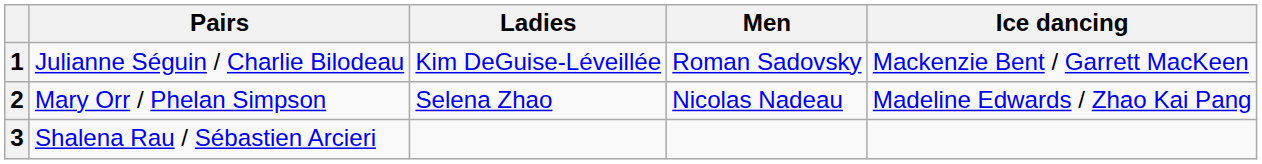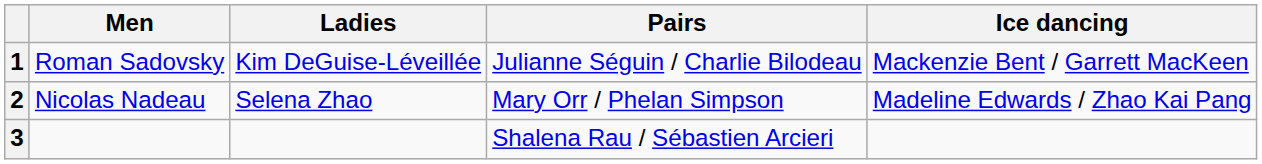columns swapped: (767, 23) <-> (220, 23)
